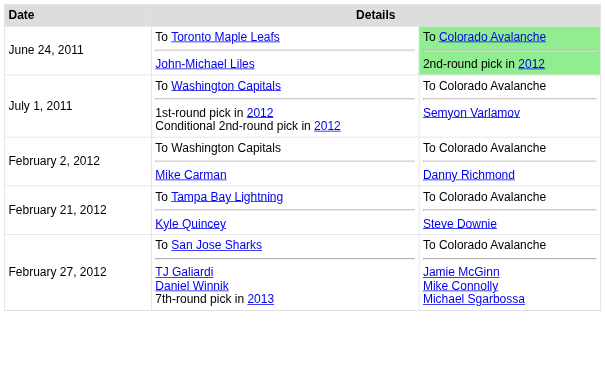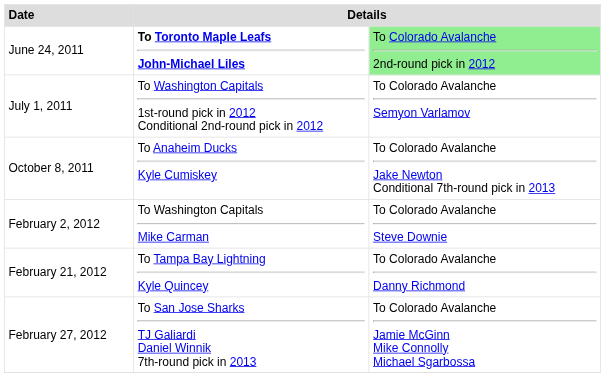(285, 50) normal -> (251, 50) bold
+ row: (51, 168)
(510, 161) To Colorado Avalanche Danny Richmond -> (485, 223) To Colorado Avalanche Steve Downie
(510, 210) To Colorado Avalanche Steve Downie -> (485, 272) To Colorado Avalanche Danny Richmond
